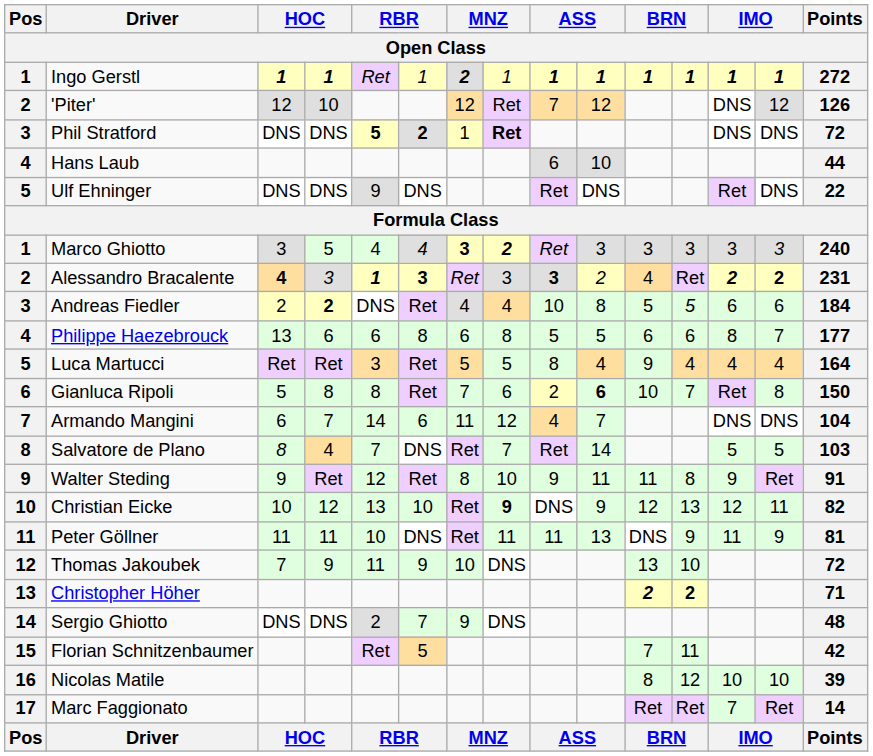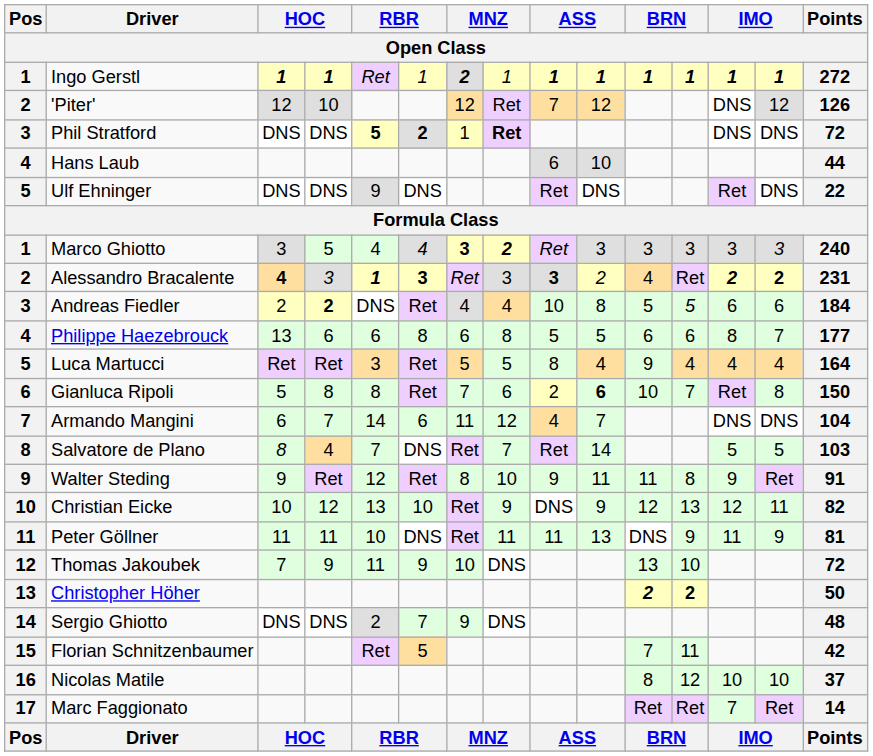(507, 507) bold -> (507, 507) normal
(835, 593) 71 -> (835, 593) 50
(835, 679) 39 -> (835, 679) 37
